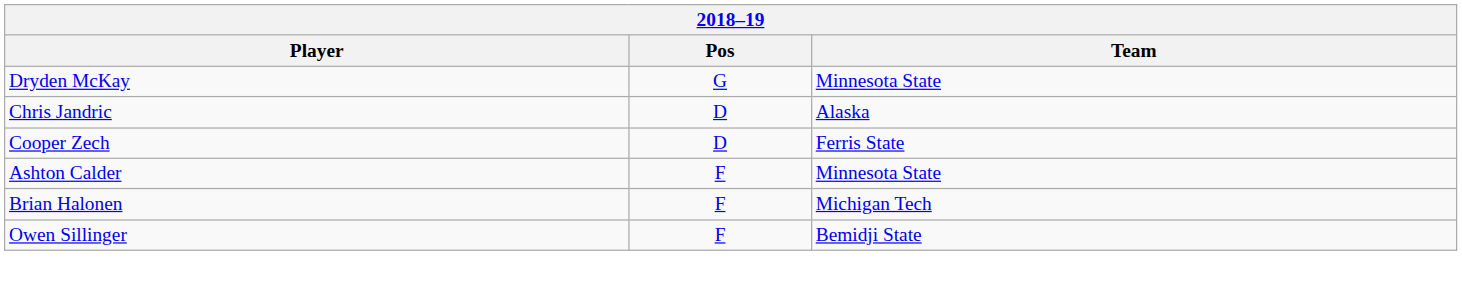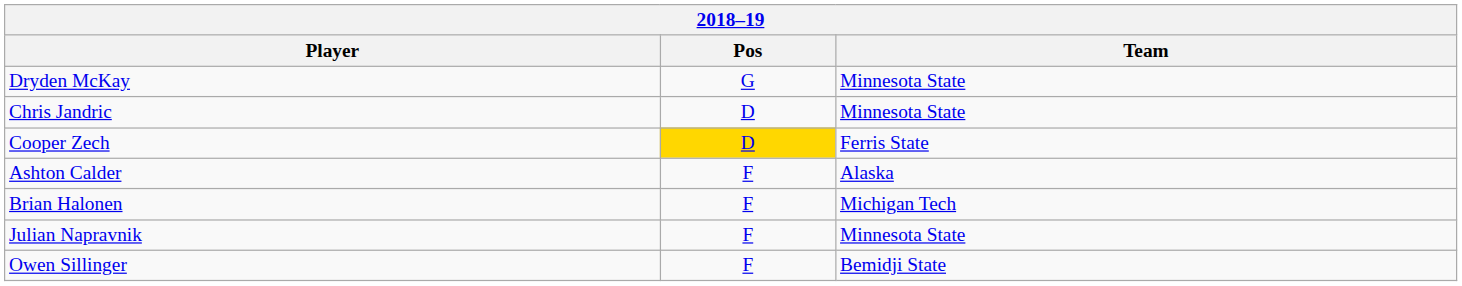(843, 111) Alaska -> (903, 111) Minnesota State
(720, 142) no background -> (748, 142) gold background
(878, 173) Minnesota State -> (867, 173) Alaska
+ row: (75, 234)
